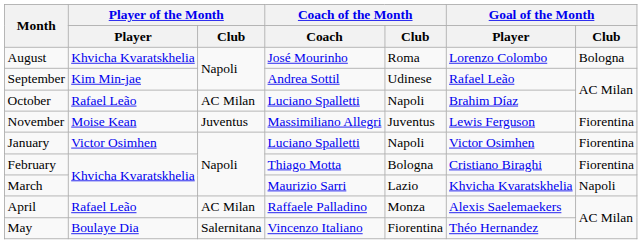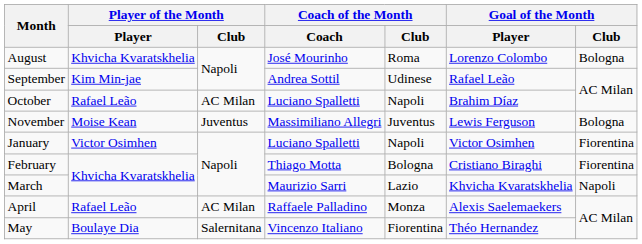(606, 121) Fiorentina -> (602, 121) Bologna
